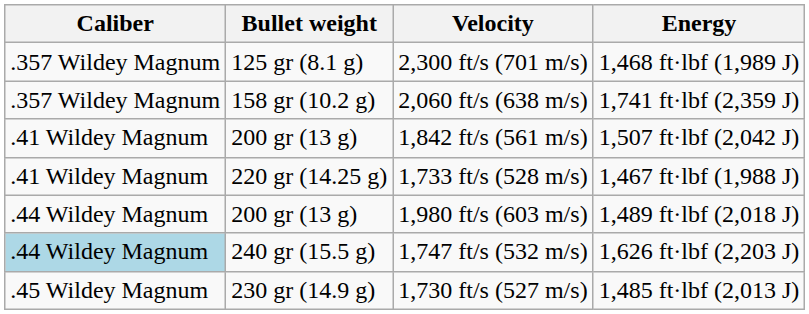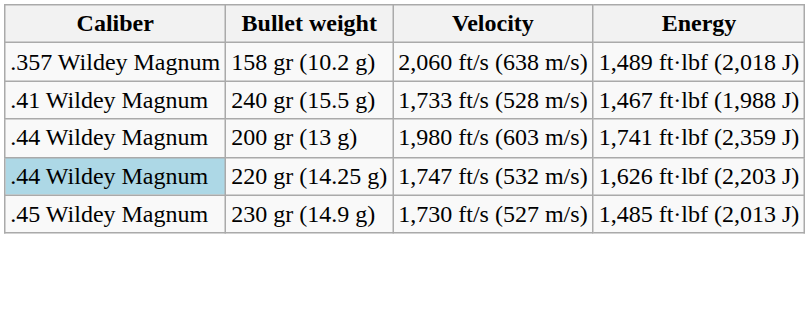- row: (493, 61)
(699, 99) 1,741 ft·lbf (2,359 J) -> (699, 61) 1,489 ft·lbf (2,018 J)
- row: (493, 137)
(309, 175) 220 gr (14.25 g) -> (303, 99) 240 gr (15.5 g)
(699, 213) 1,489 ft·lbf (2,018 J) -> (699, 137) 1,741 ft·lbf (2,359 J)
(303, 251) 240 gr (15.5 g) -> (309, 175) 220 gr (14.25 g)
